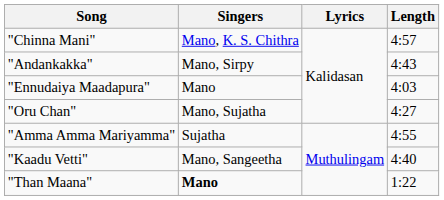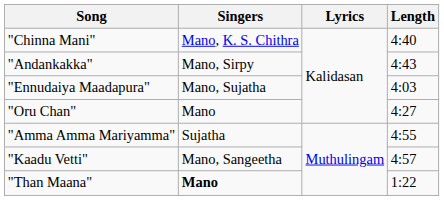(404, 40) 4:57 -> (404, 40) 4:40
(199, 88) Mano -> (224, 88) Mano, Sujatha
(224, 111) Mano, Sujatha -> (199, 111) Mano
(404, 159) 4:40 -> (404, 159) 4:57
